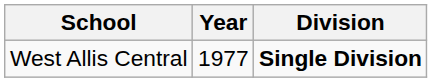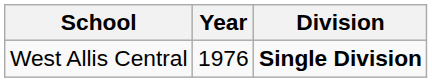(223, 58) 1977 -> (223, 58) 1976
